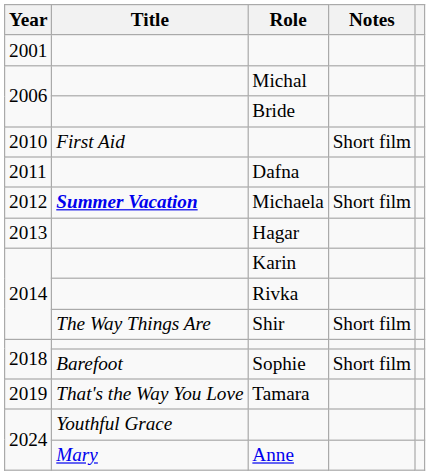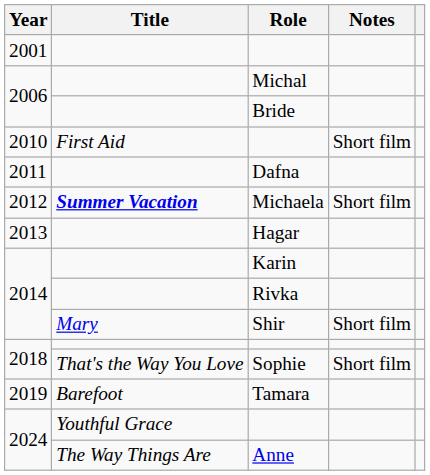(134, 324) The Way Things Are -> (77, 324) Mary
(90, 363) Barefoot -> (150, 363) That's the Way You Love
(150, 393) That's the Way You Love -> (90, 393) Barefoot
(77, 454) Mary -> (134, 454) The Way Things Are
